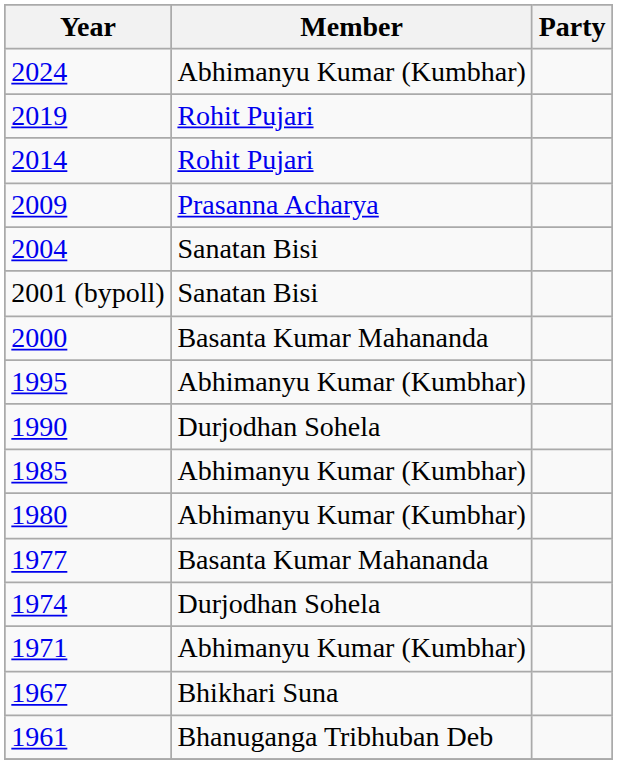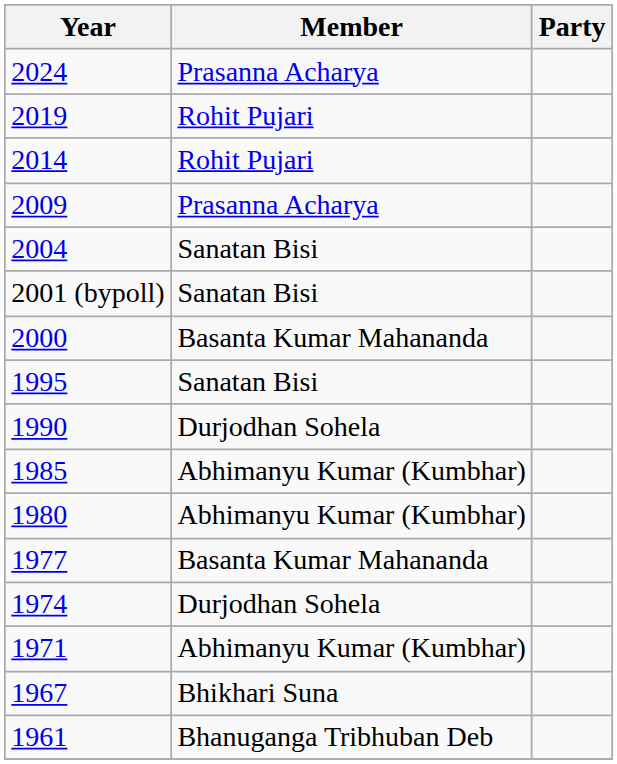(352, 71) Abhimanyu Kumar (Kumbhar) -> (278, 71) Prasanna Acharya
(352, 381) Abhimanyu Kumar (Kumbhar) -> (248, 381) Sanatan Bisi
